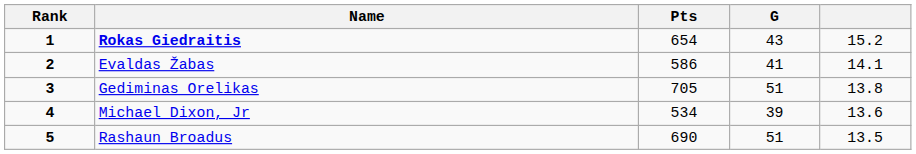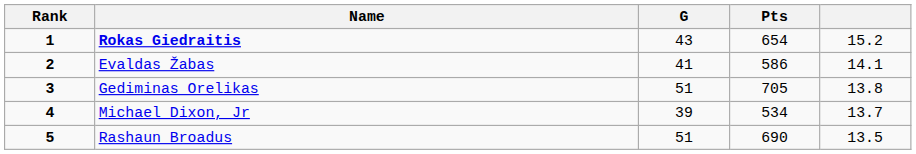columns swapped: (775, 17) <-> (684, 17)
(865, 113) 13.6 -> (865, 113) 13.7
